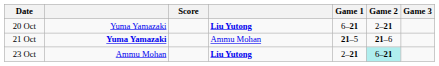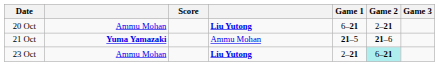(138, 26) Yuma Yamazaki -> (141, 26) Ammu Mohan
